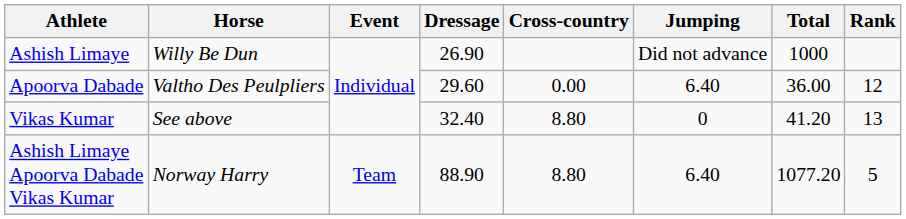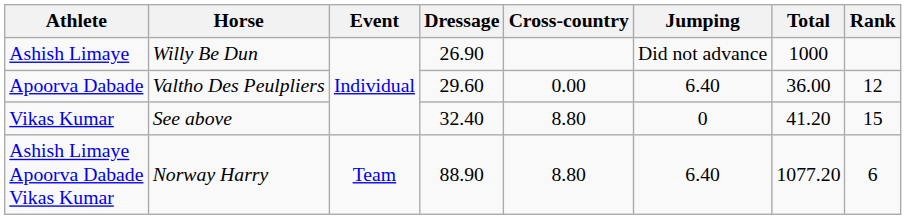(873, 118) 13 -> (873, 118) 15
(873, 174) 5 -> (873, 174) 6
